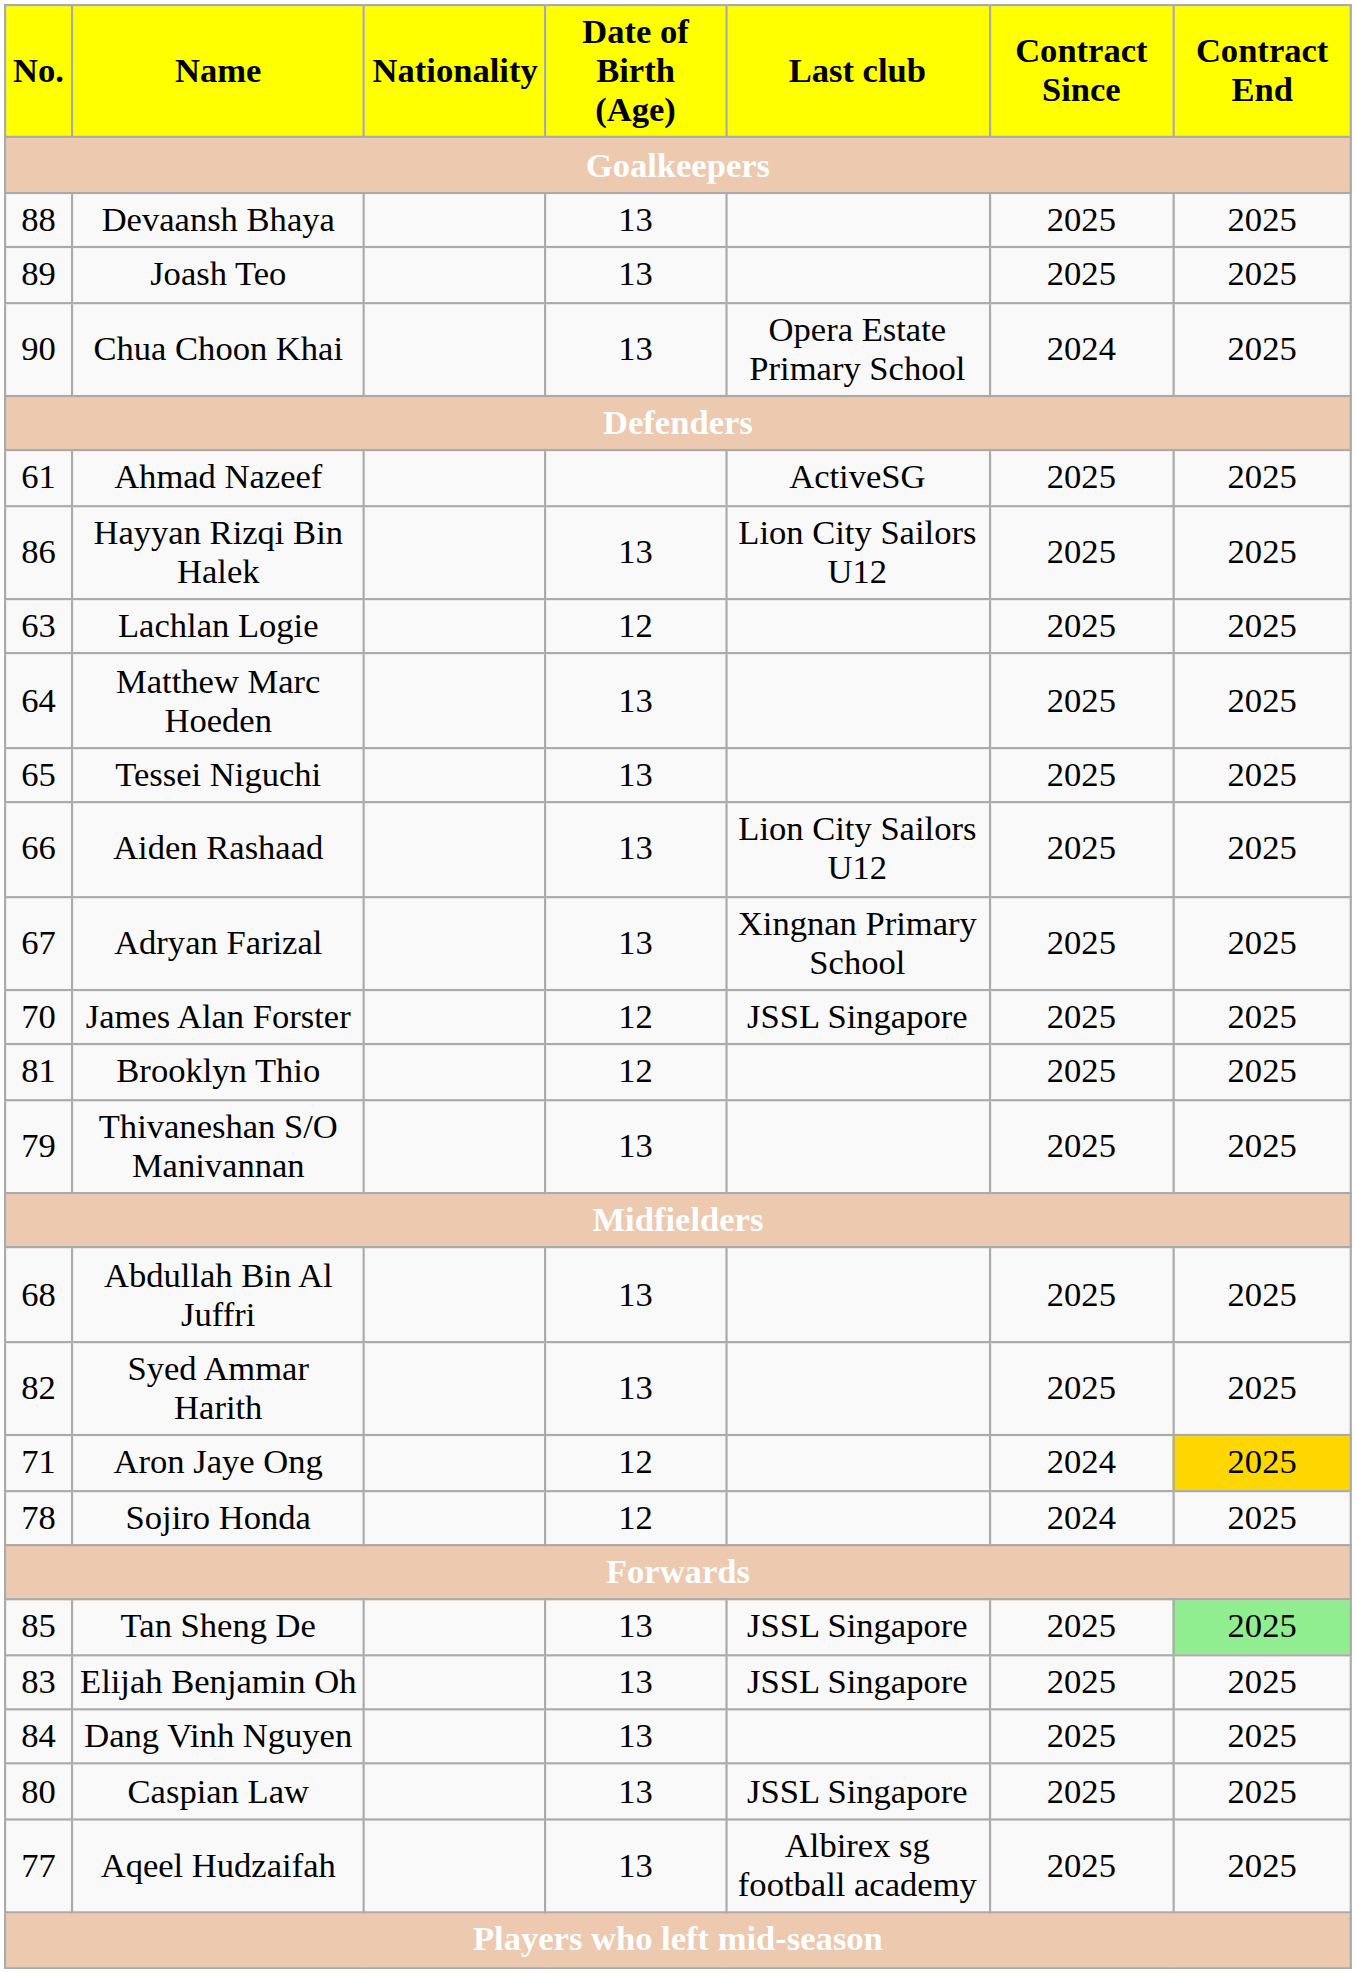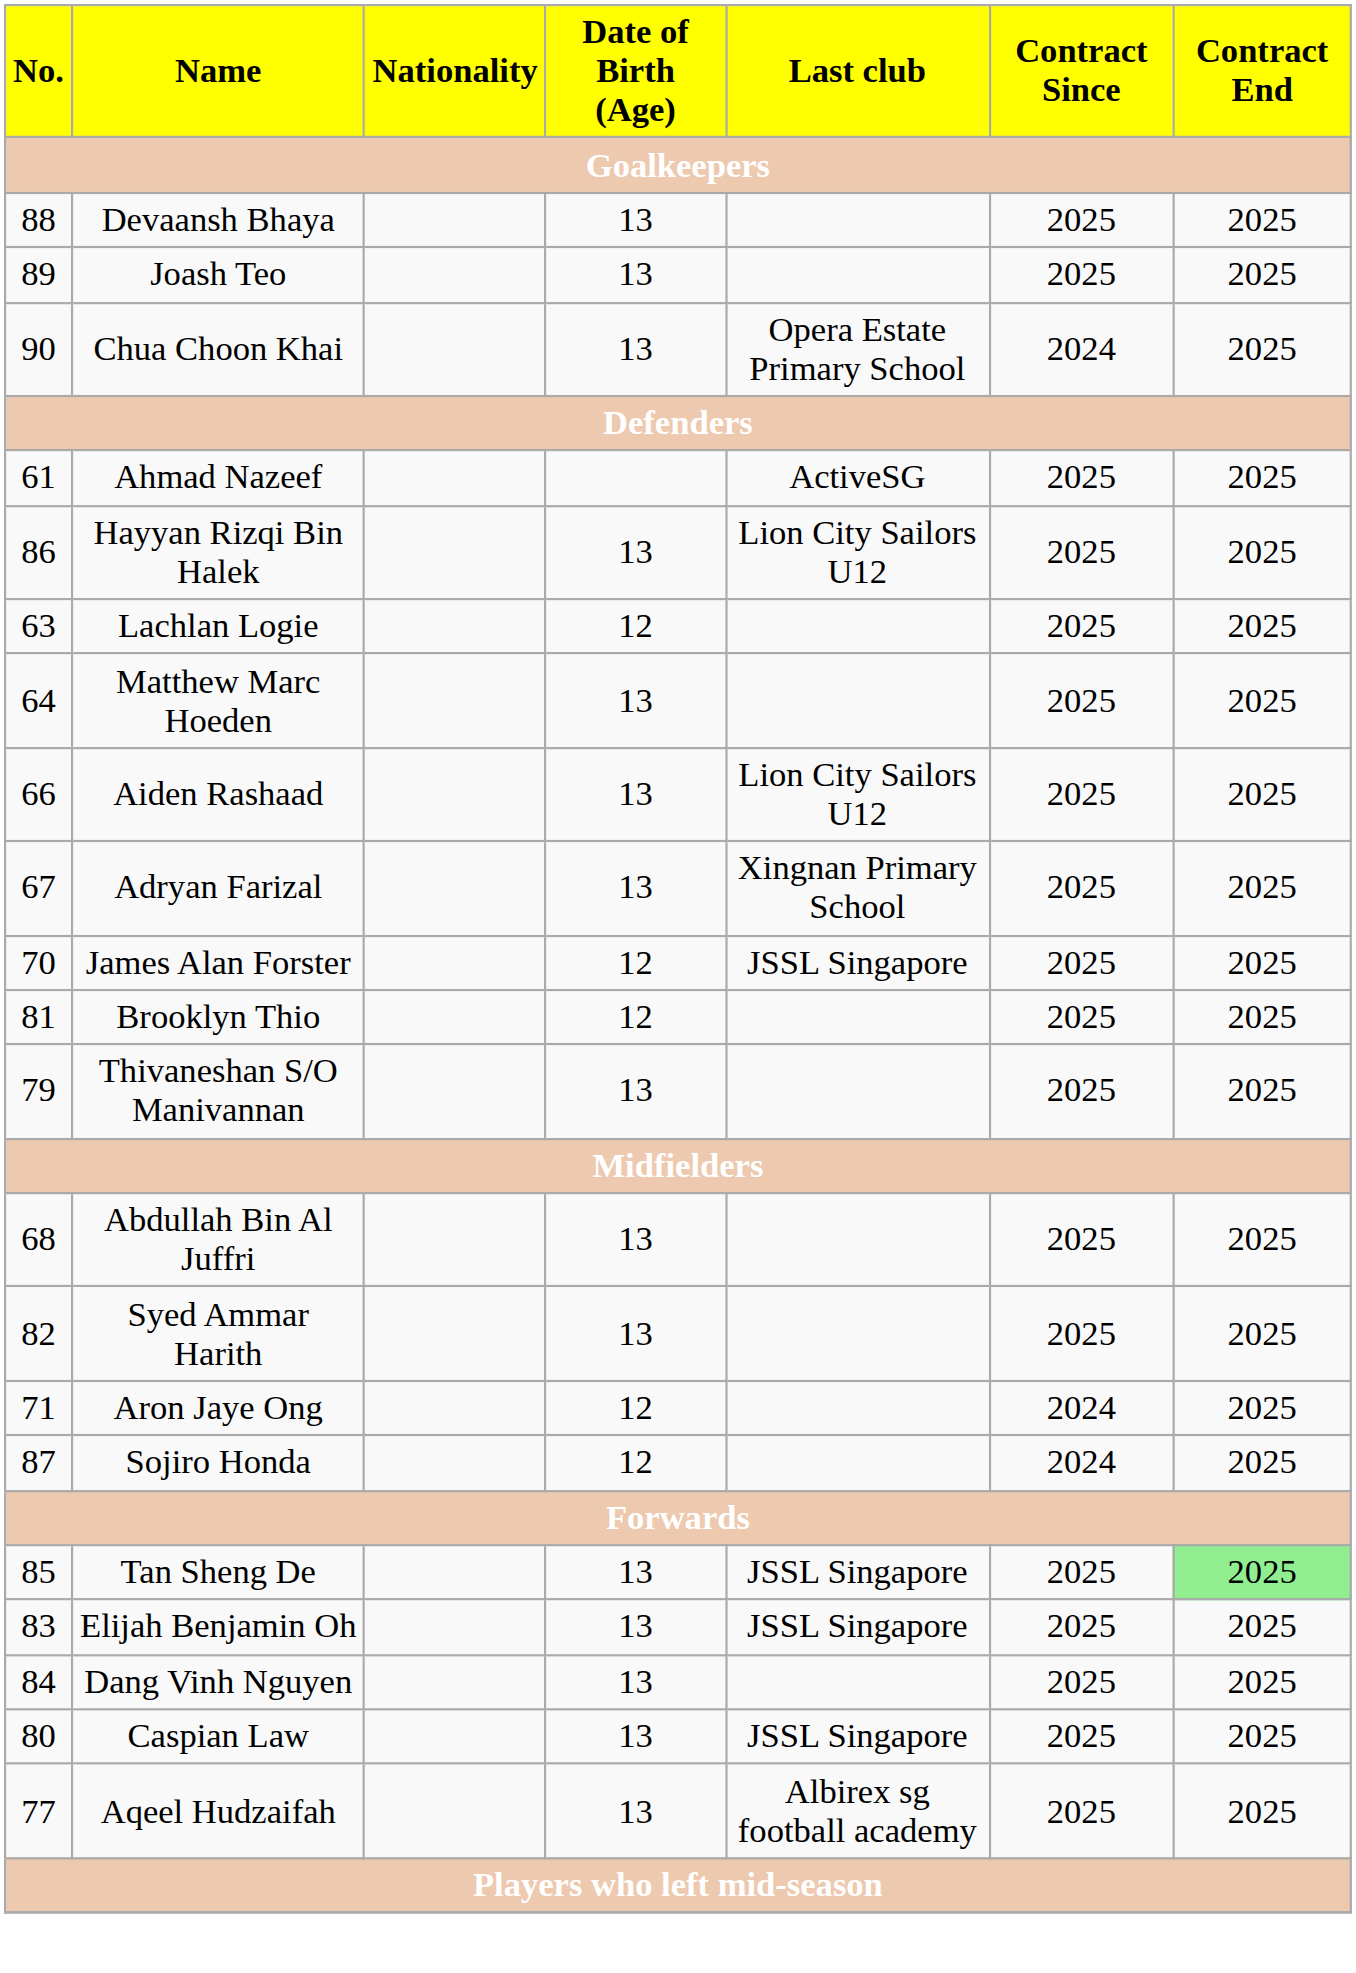- row: (218, 774)
(1262, 1462) gold background -> (1262, 1407) no background
(38, 1516) 78 -> (38, 1462) 87
